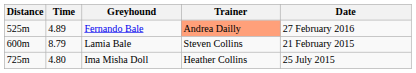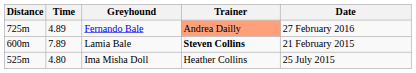(18, 28) 525m -> (18, 28) 725m
(57, 44) 8.79 -> (57, 44) 7.89
(213, 44) normal -> (214, 44) bold
(18, 60) 725m -> (18, 60) 525m
